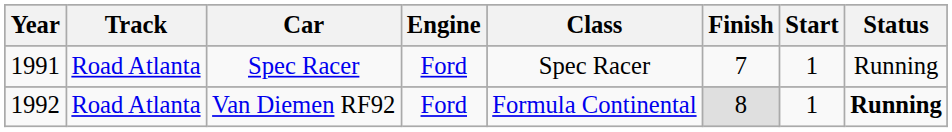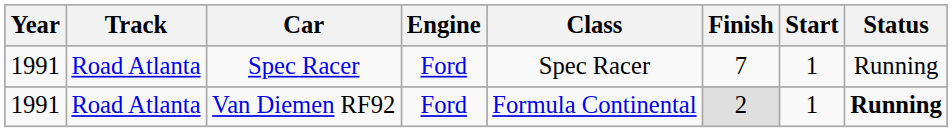(35, 106) 1992 -> (35, 106) 1991
(741, 106) 8 -> (741, 106) 2
